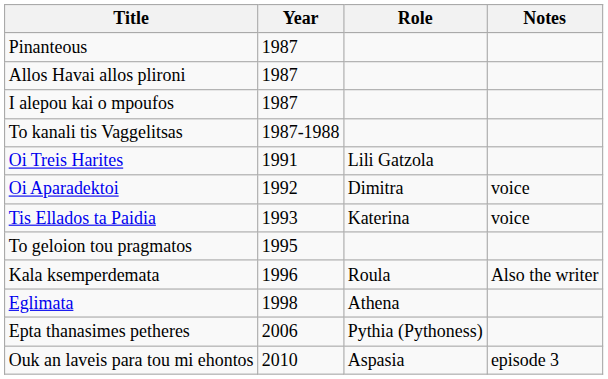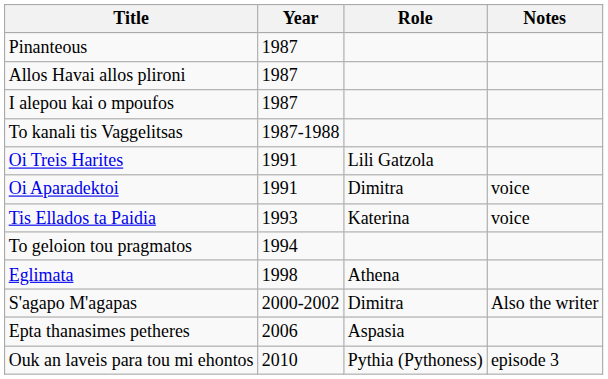(280, 189) 1992 -> (280, 189) 1991
(280, 246) 1995 -> (280, 246) 1994
- row: (84, 274)
+ row: (73, 302)
(415, 331) Pythia (Pythoness) -> (376, 331) Aspasia
(376, 359) Aspasia -> (415, 359) Pythia (Pythoness)
